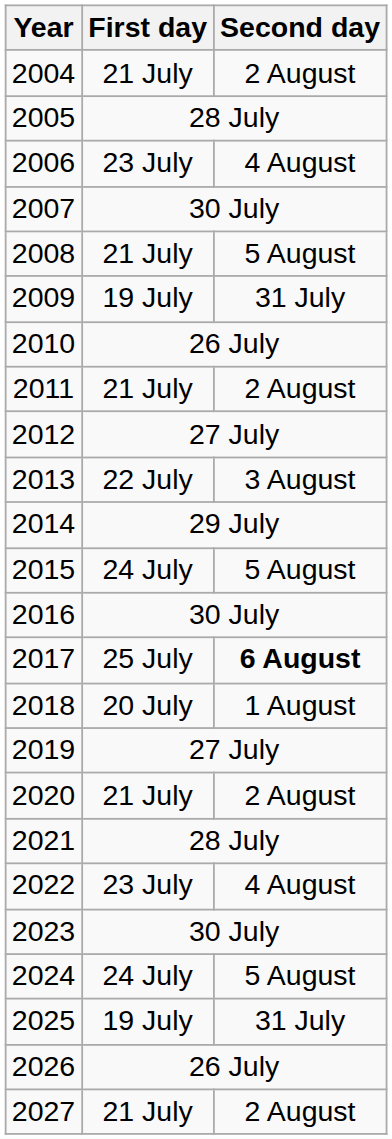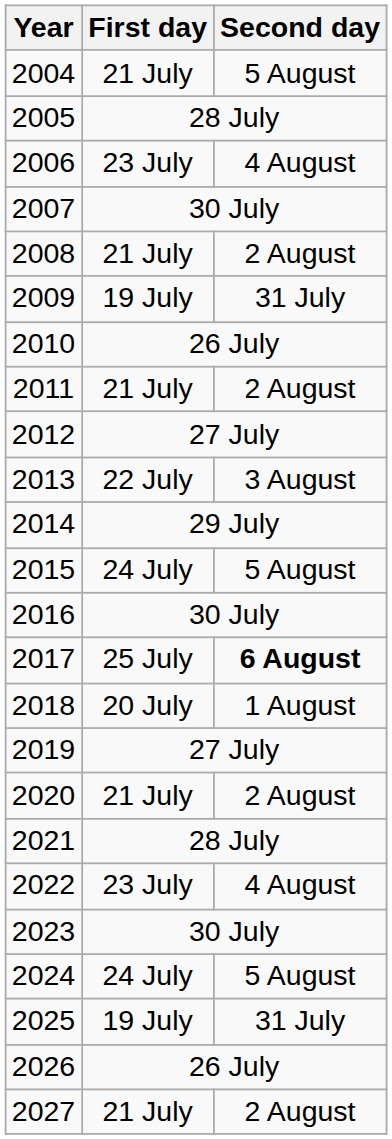(300, 72) 2 August -> (300, 72) 5 August
(300, 253) 5 August -> (300, 253) 2 August
